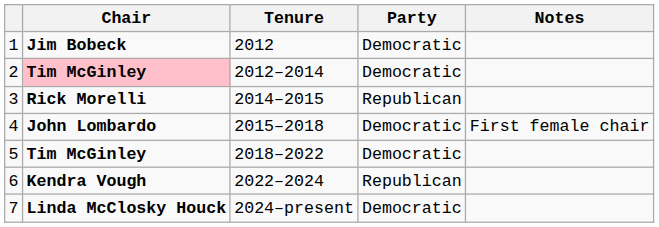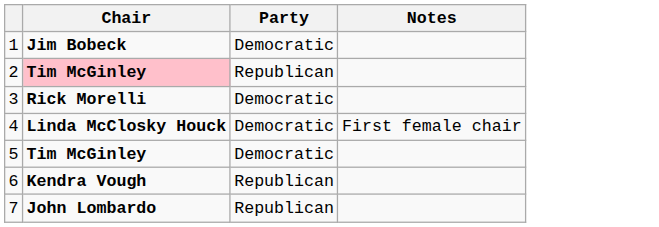- column: (294, 18)
(412, 72) Democratic -> (284, 72) Republican
(412, 100) Republican -> (284, 100) Democratic
(91, 127) John Lombardo -> (126, 127) Linda McClosky Houck
(126, 208) Linda McClosky Houck -> (91, 208) John Lombardo
(412, 208) Democratic -> (284, 208) Republican
